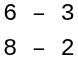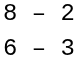rows swapped: (39, 49) <-> (39, 14)
